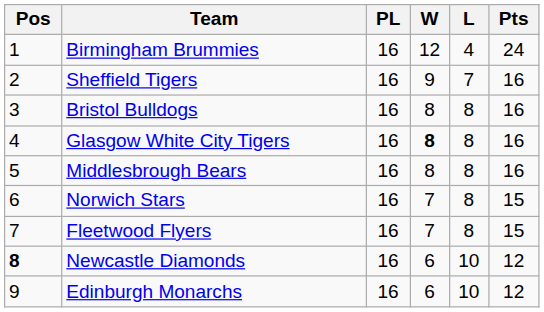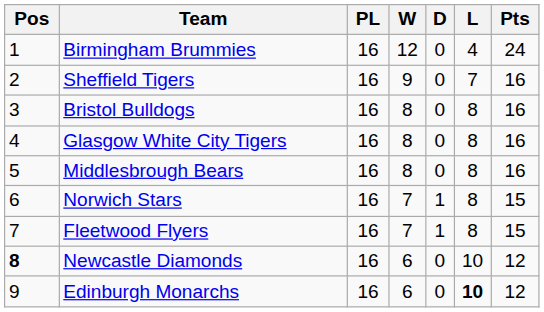+ column: (440, 19)
(429, 140) bold -> (407, 140) normal
(469, 291) normal -> (472, 291) bold
